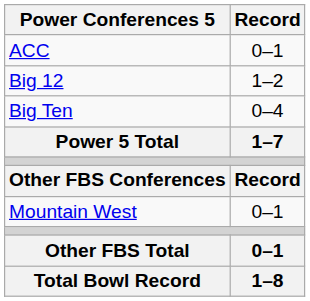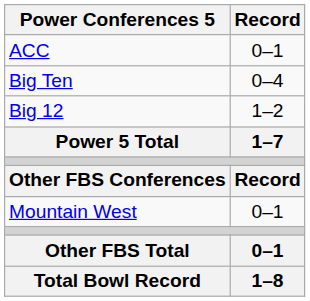rows swapped: (41, 111) <-> (36, 80)
